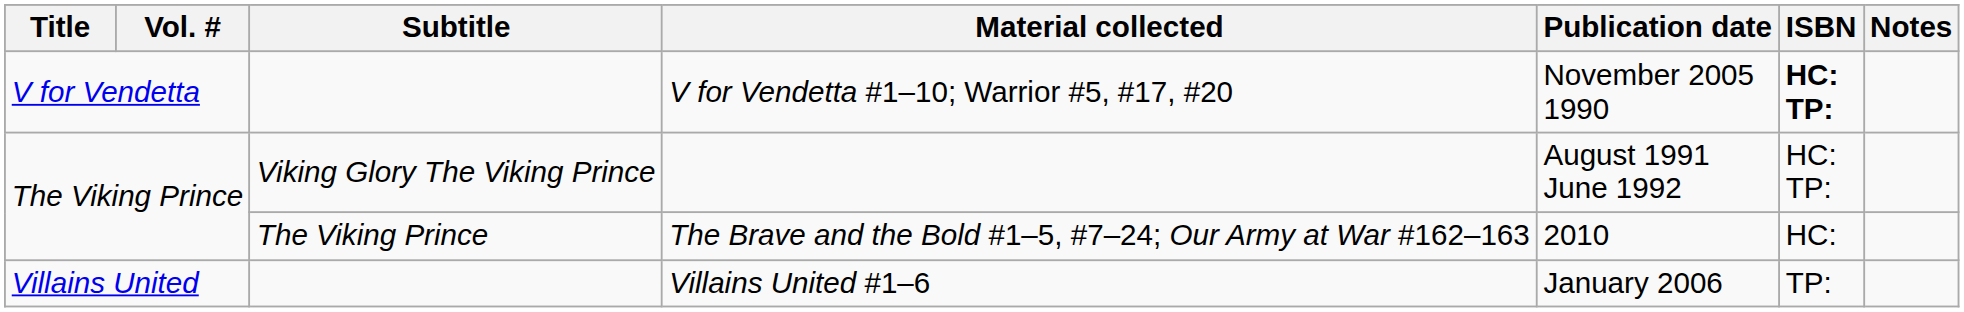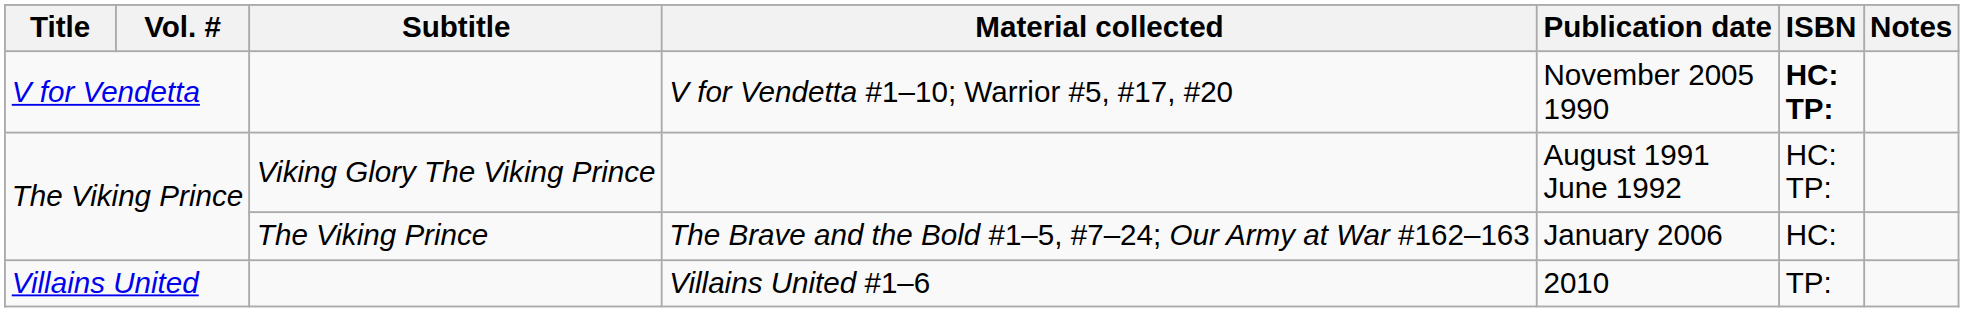(1576, 235) 2010 -> (1633, 235) January 2006
(1633, 282) January 2006 -> (1576, 282) 2010
